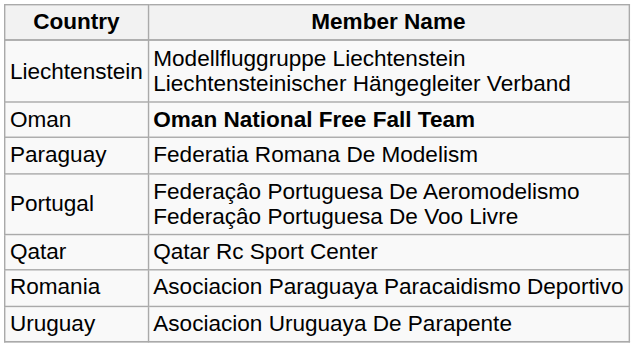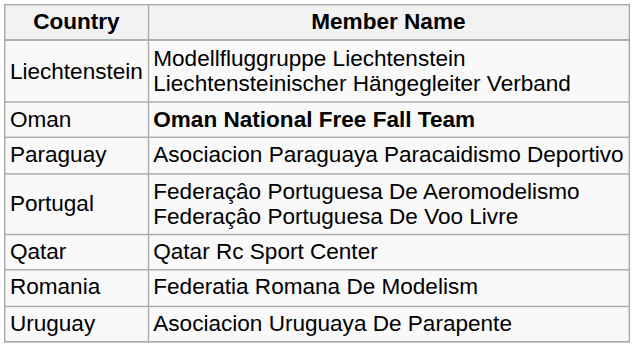(316, 155) Federatia Romana De Modelism -> (388, 155) Asociacion Paraguaya Paracaidismo Deportivo
(388, 287) Asociacion Paraguaya Paracaidismo Deportivo -> (316, 287) Federatia Romana De Modelism
